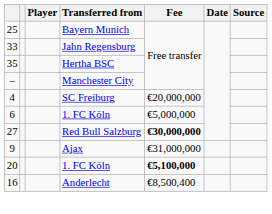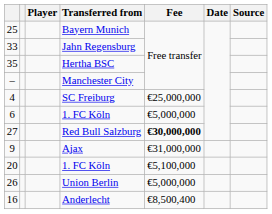(174, 98) €20,000,000 -> (174, 98) €25,000,000
(171, 166) bold -> (171, 166) normal
+ row: (12, 183)
